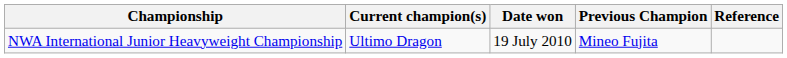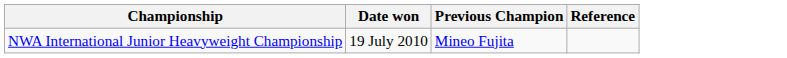- column: (418, 16)
